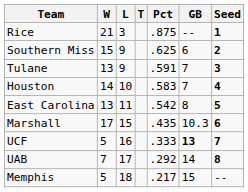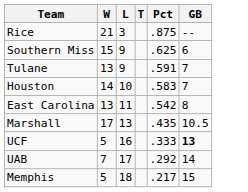- column: (228, 14)
(125, 123) 15 -> (125, 123) 13
(195, 123) 10.3 -> (195, 123) 10.5
